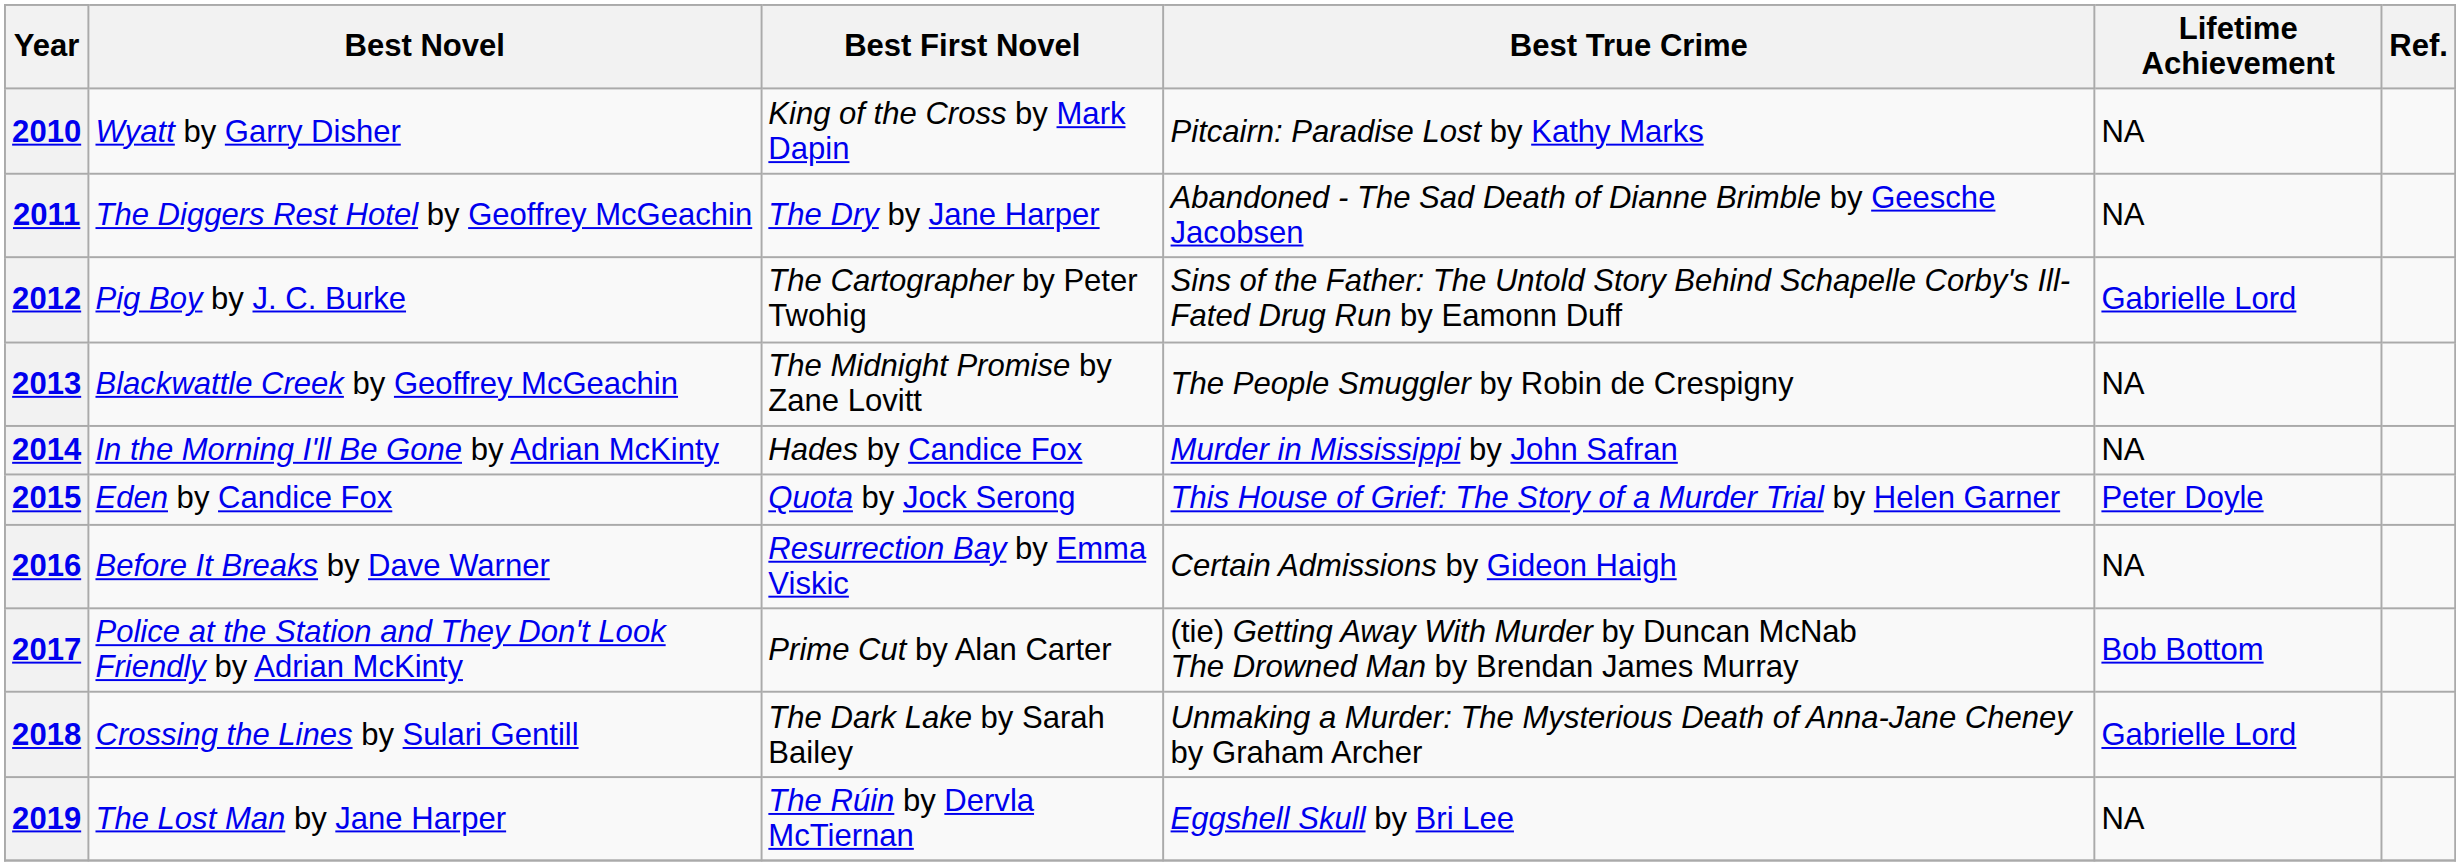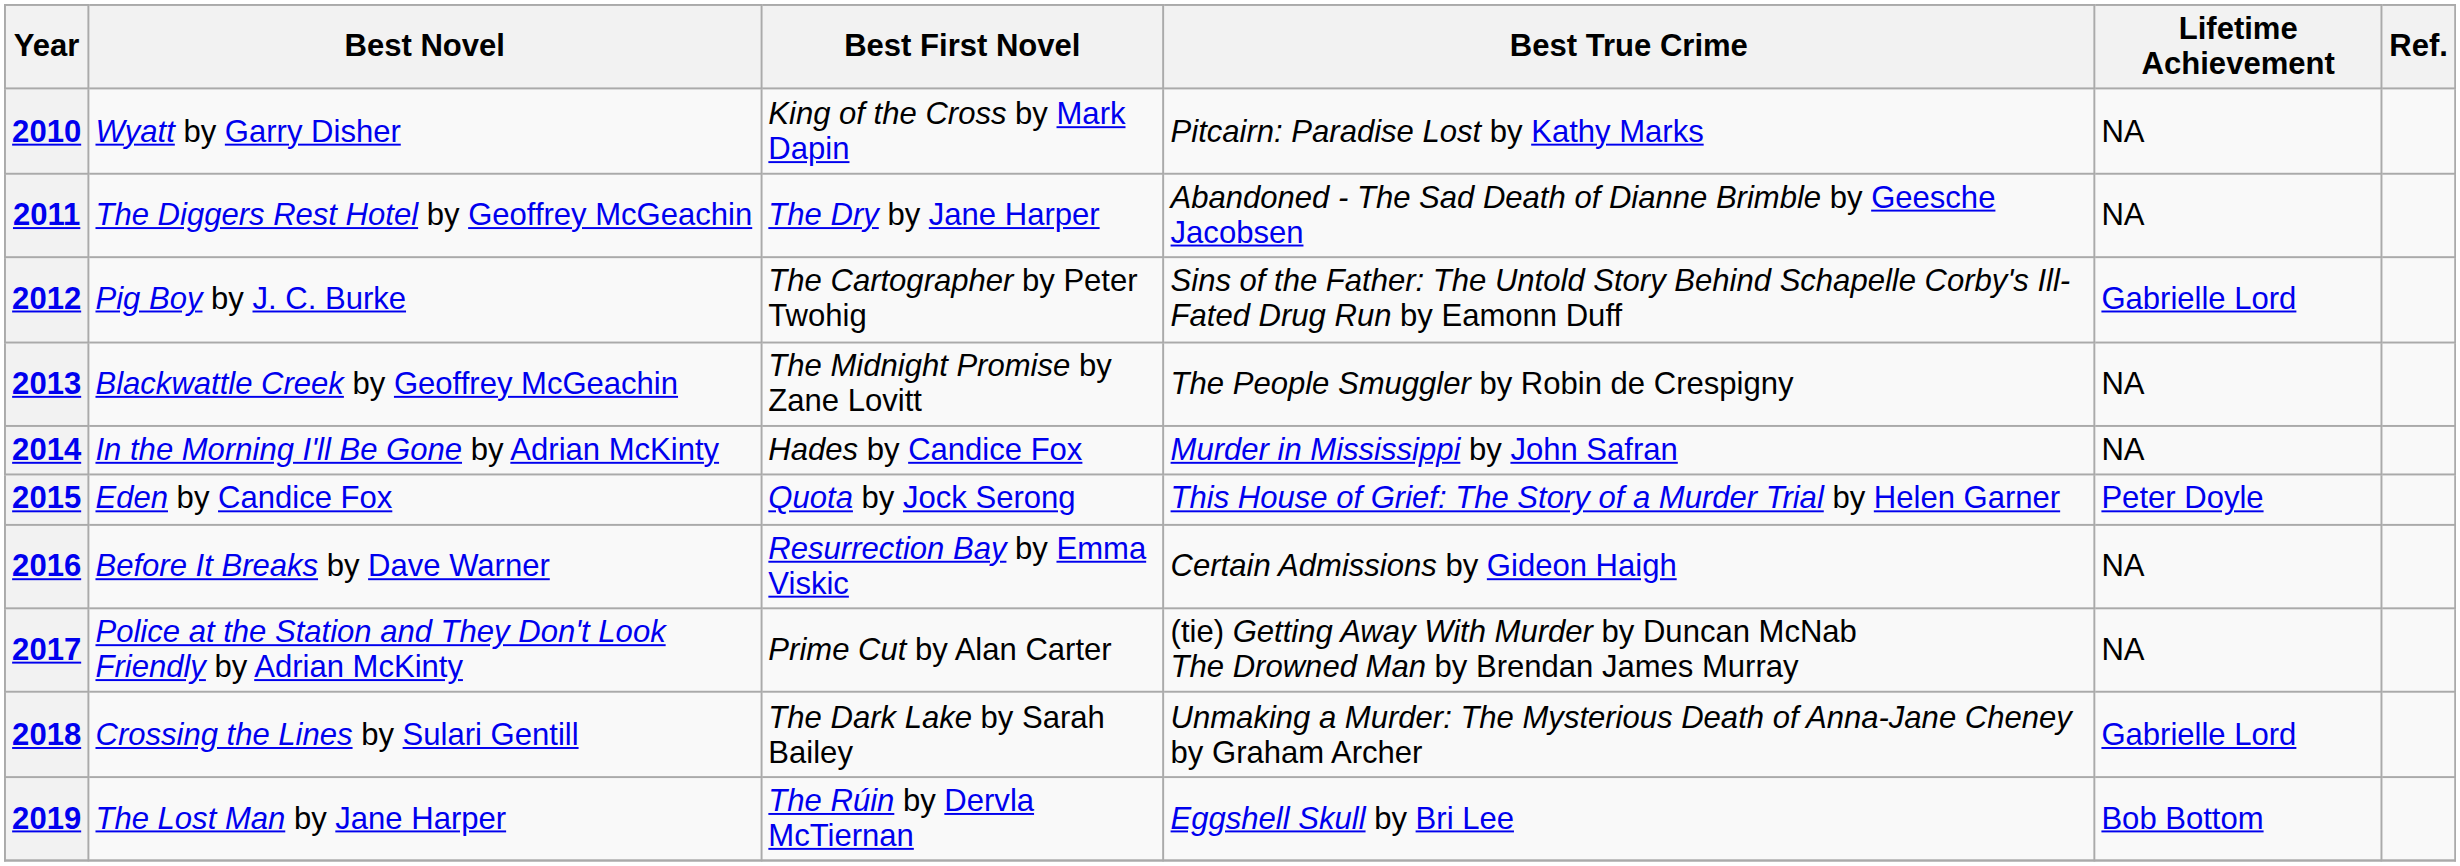(2183, 649) Bob Bottom -> (2123, 649) NA
(2123, 818) NA -> (2183, 818) Bob Bottom
